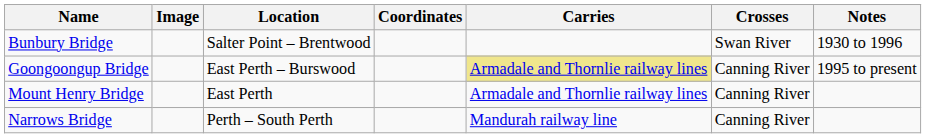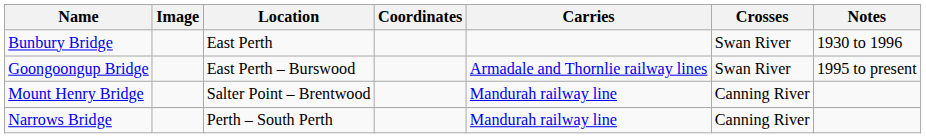(289, 42) Salter Point – Brentwood -> (240, 42) East Perth
(589, 68) khaki background -> (589, 68) no background
(762, 68) Canning River -> (753, 68) Swan River
(240, 94) East Perth -> (289, 94) Salter Point – Brentwood
(589, 94) Armadale and Thornlie railway lines -> (543, 94) Mandurah railway line
